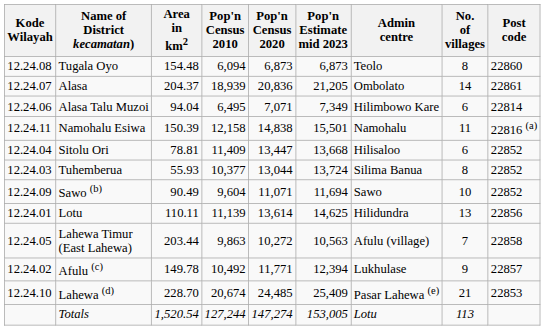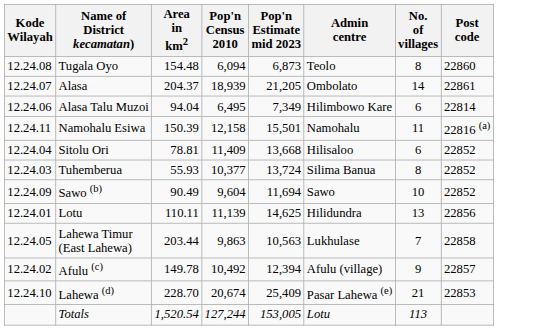- column: (272, 30)
(391, 240) Afulu (village) -> (333, 240) Lukhulase
(380, 269) Lukhulase -> (345, 269) Afulu (village)
